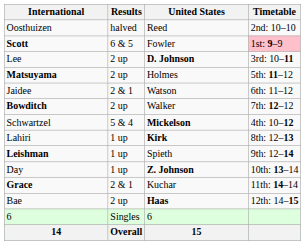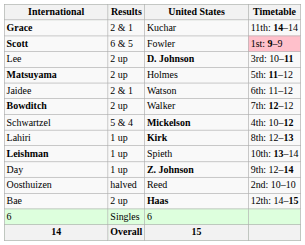rows swapped: (29, 28) <-> (20, 185)
(272, 153) 9th: 12–14 -> (275, 153) 10th: 13–14
(275, 169) 10th: 13–14 -> (272, 169) 9th: 12–14
